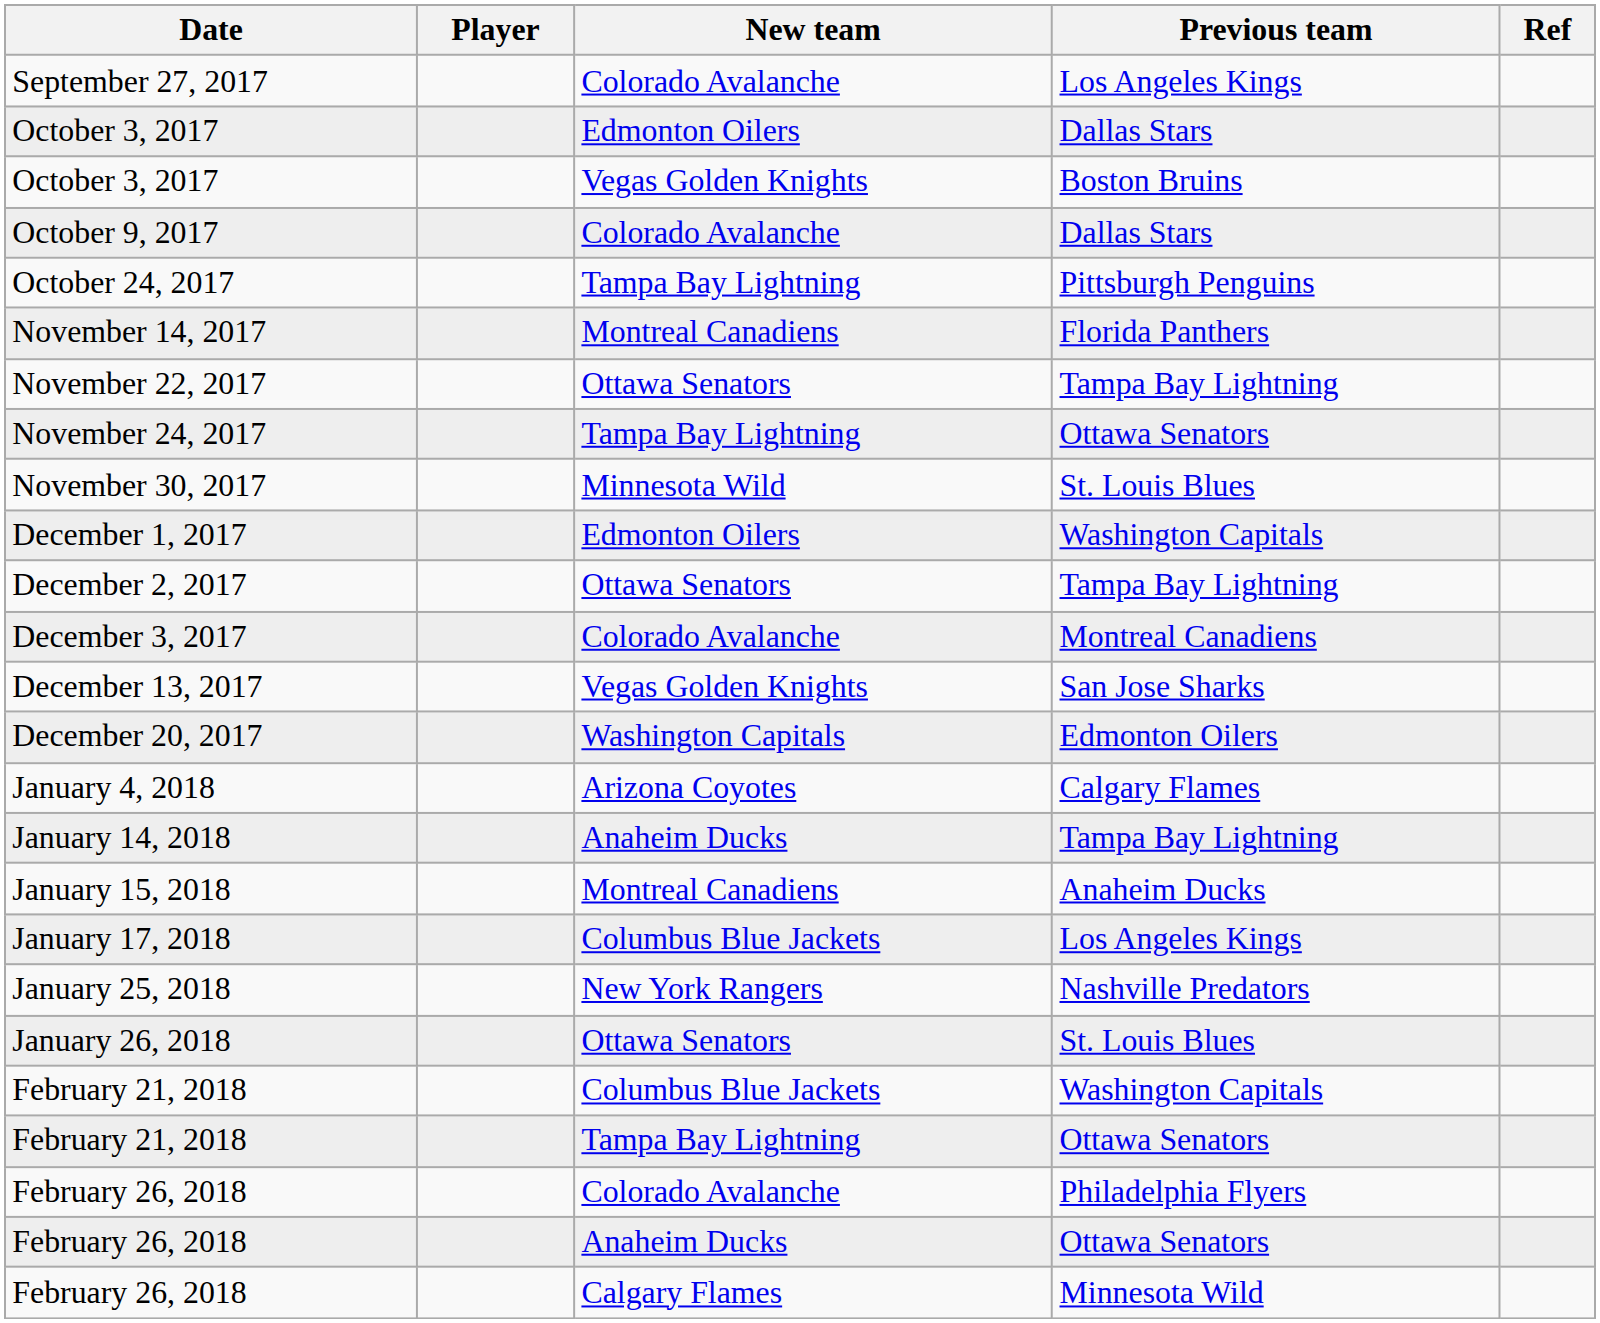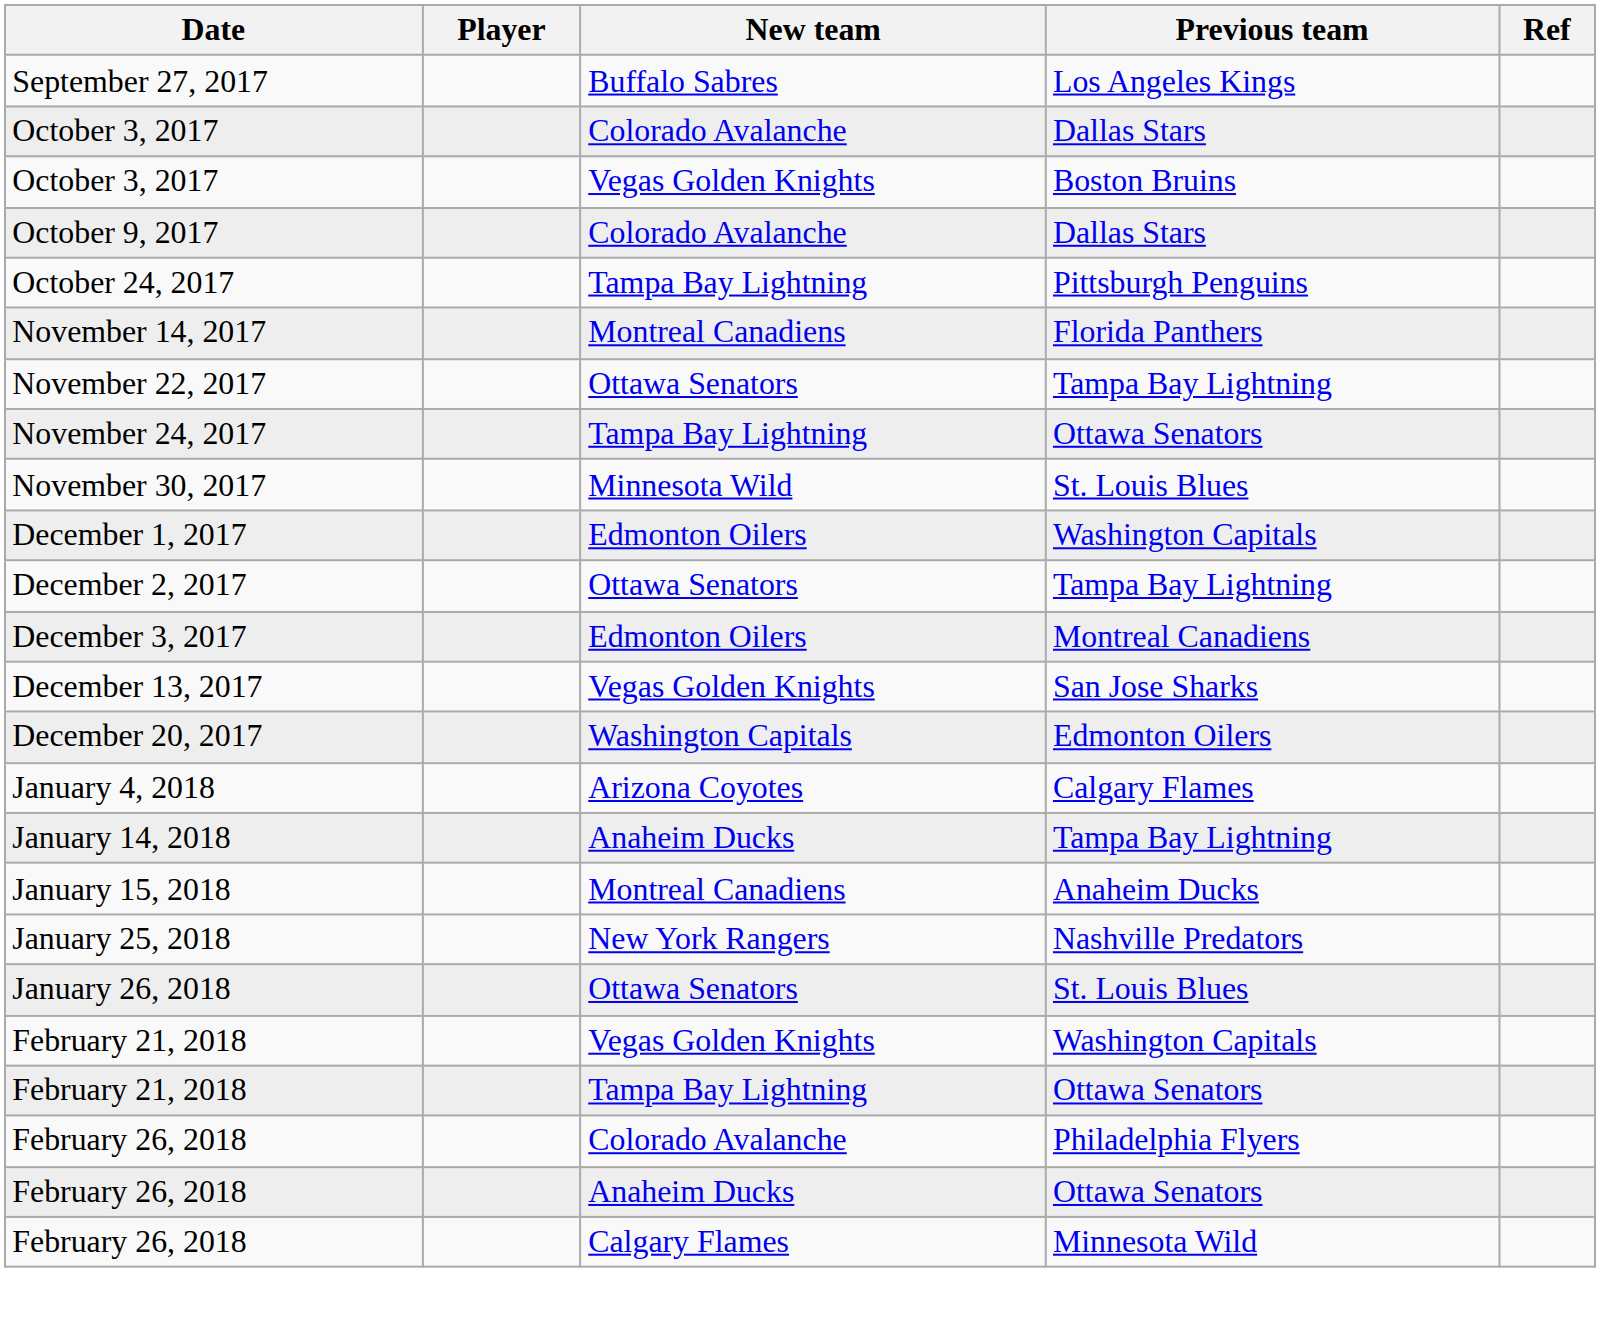(711, 80) Colorado Avalanche -> (683, 80) Buffalo Sabres
(691, 130) Edmonton Oilers -> (717, 130) Colorado Avalanche
(711, 635) Colorado Avalanche -> (697, 635) Edmonton Oilers
- row: (122, 938)
(731, 1090) Columbus Blue Jackets -> (732, 1039) Vegas Golden Knights
